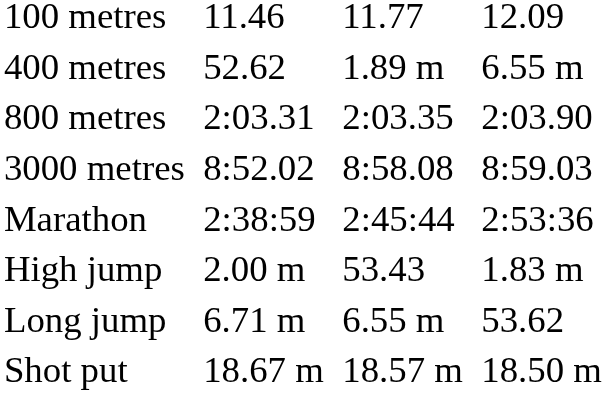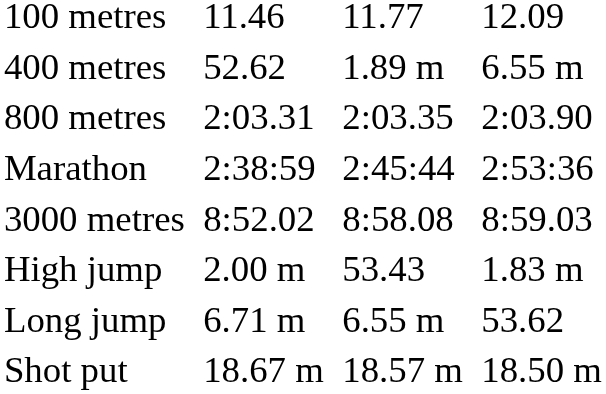rows swapped: (94, 167) <-> (75, 218)
